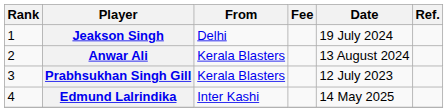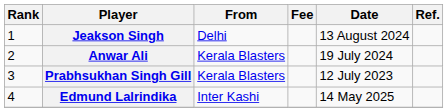(356, 35) 19 July 2024 -> (364, 35) 13 August 2024
(364, 55) 13 August 2024 -> (356, 55) 19 July 2024
